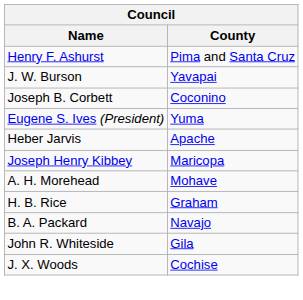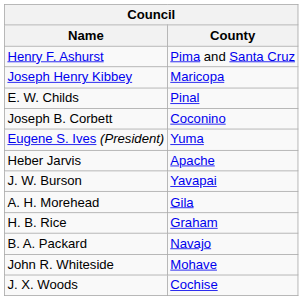rows swapped: (45, 77) <-> (70, 160)
+ row: (43, 98)
(194, 181) Mohave -> (182, 202) Gila
(182, 243) Gila -> (194, 264) Mohave
